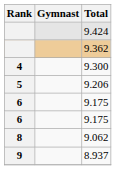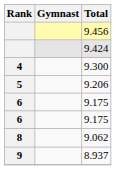+ row: (19, 31)
- row: (19, 49)
